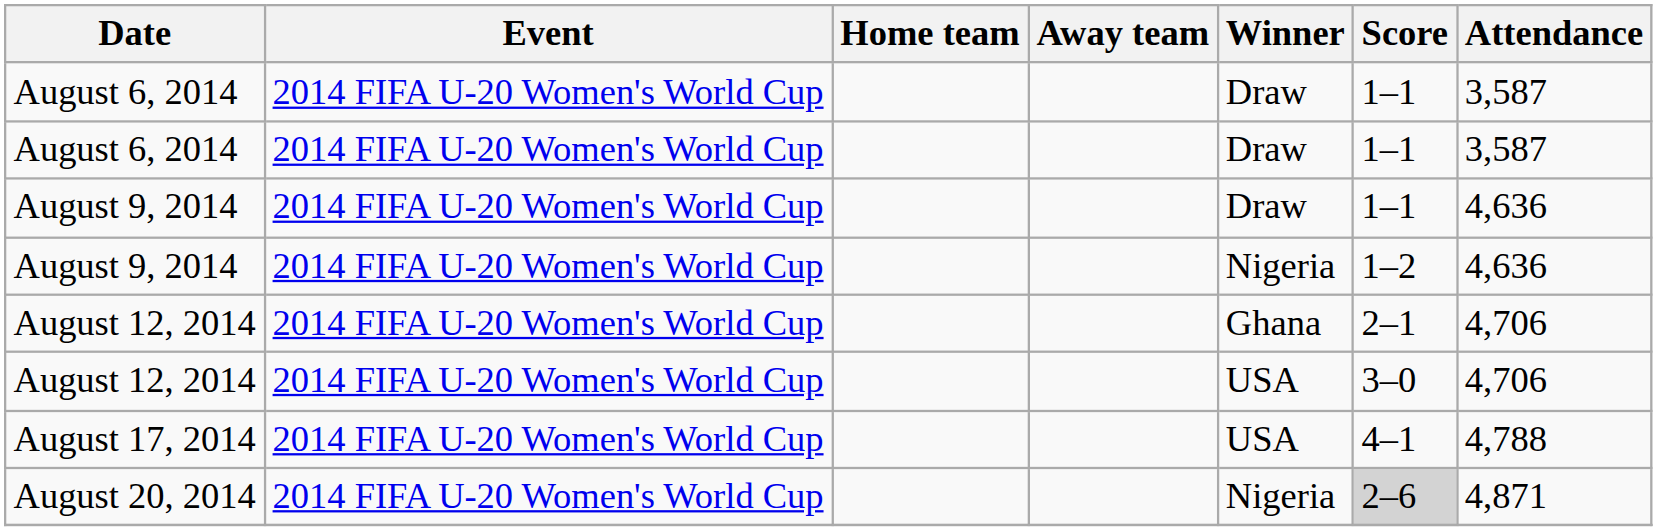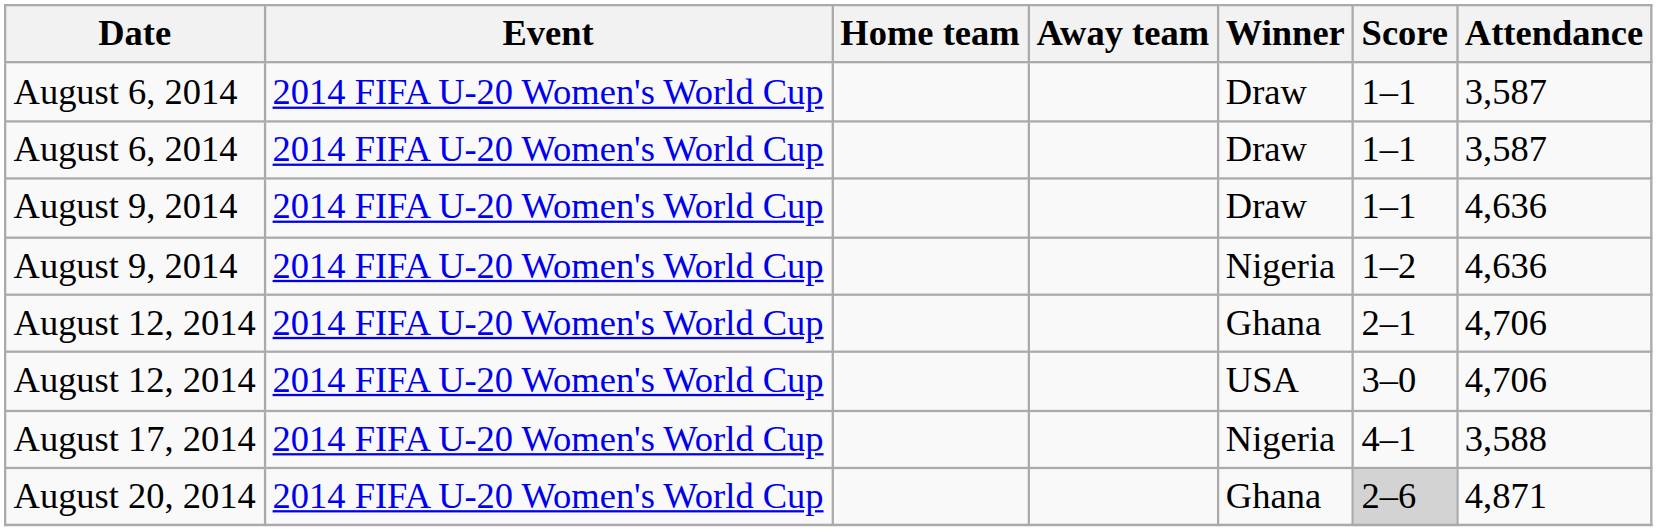(1262, 438) USA -> (1281, 438) Nigeria
(1506, 438) 4,788 -> (1506, 438) 3,588
(1281, 496) Nigeria -> (1273, 496) Ghana
